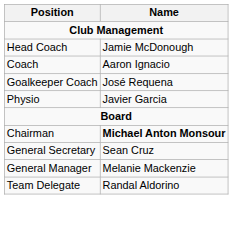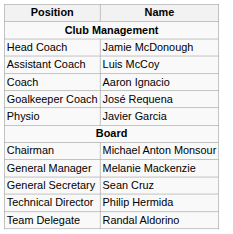+ row: (46, 64)
(164, 133) bold -> (159, 151) normal
rows swapped: (49, 168) <-> (51, 151)
+ row: (50, 202)
